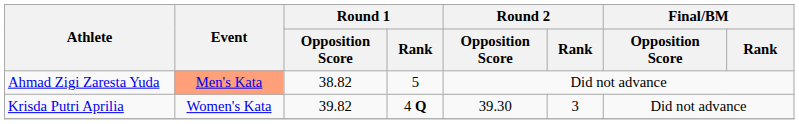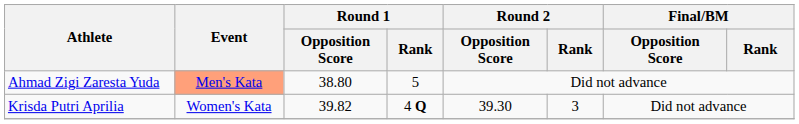(335, 82) 38.82 -> (335, 82) 38.80
